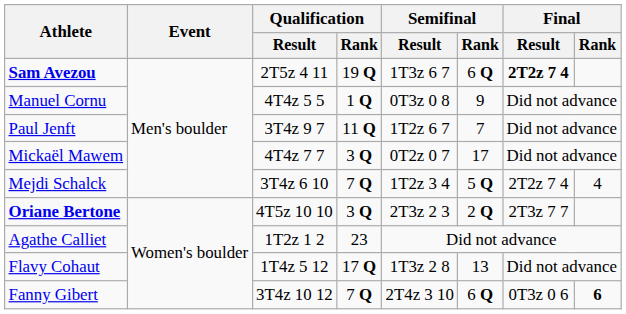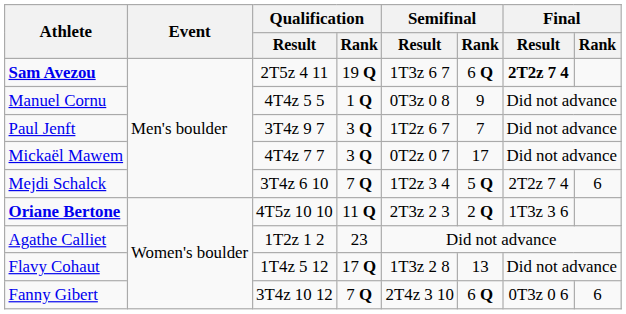(359, 128) 11 Q -> (359, 128) 3 Q
(598, 184) 4 -> (598, 184) 6
(359, 211) 3 Q -> (359, 211) 11 Q
(538, 211) 2T3z 7 7 -> (538, 211) 1T3z 3 6
(598, 295) bold -> (598, 295) normal
